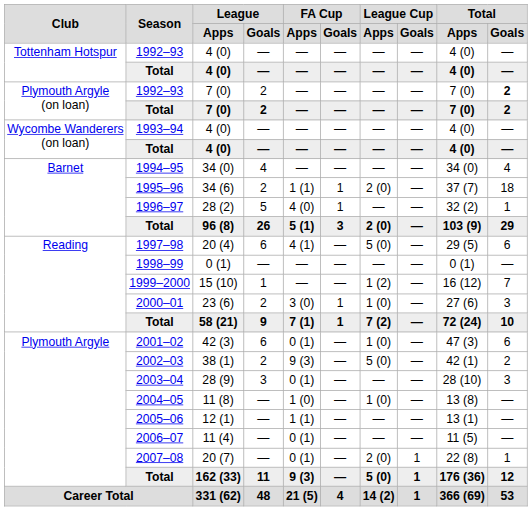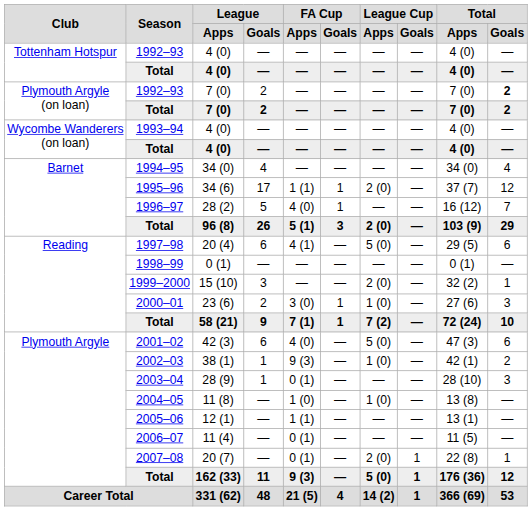(263, 187) 2 -> (263, 187) 17
(507, 187) 18 -> (507, 187) 12
(462, 206) 32 (2) -> (462, 206) 16 (12)
(507, 206) 1 -> (507, 206) 7
(263, 284) 1 -> (263, 284) 3
(379, 284) 1 (2) -> (379, 284) 2 (0)
(462, 284) 16 (12) -> (462, 284) 32 (2)
(507, 284) 7 -> (507, 284) 1
(302, 341) 0 (1) -> (302, 341) 4 (0)
(379, 341) 1 (0) -> (379, 341) 5 (0)
(263, 361) 2 -> (263, 361) 1
(379, 361) 5 (0) -> (379, 361) 1 (0)
(263, 380) 3 -> (263, 380) 1
